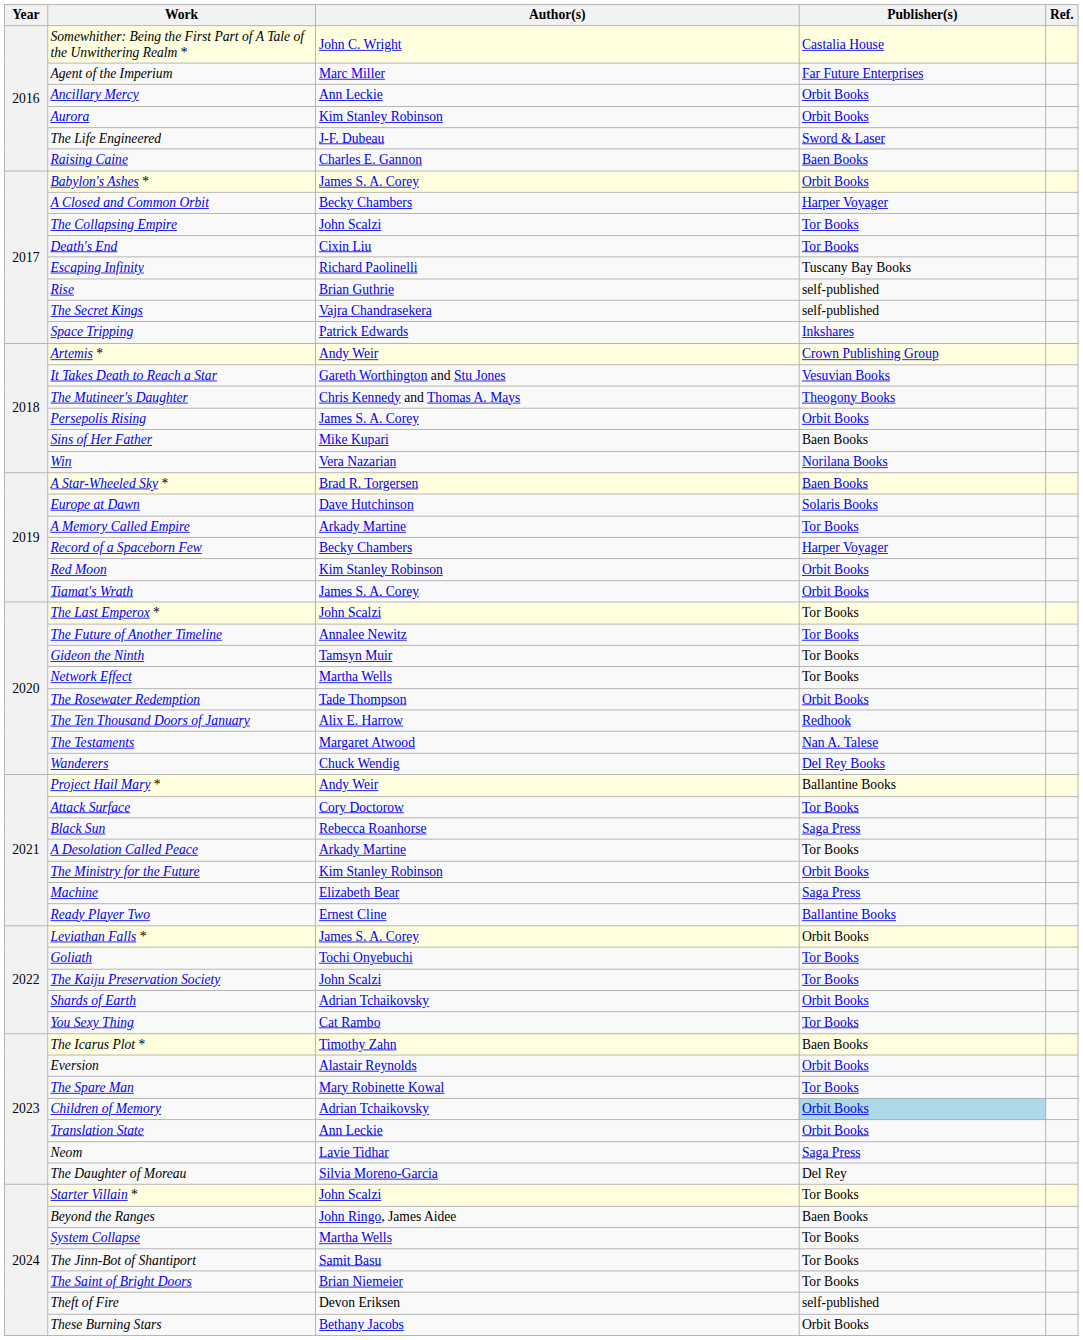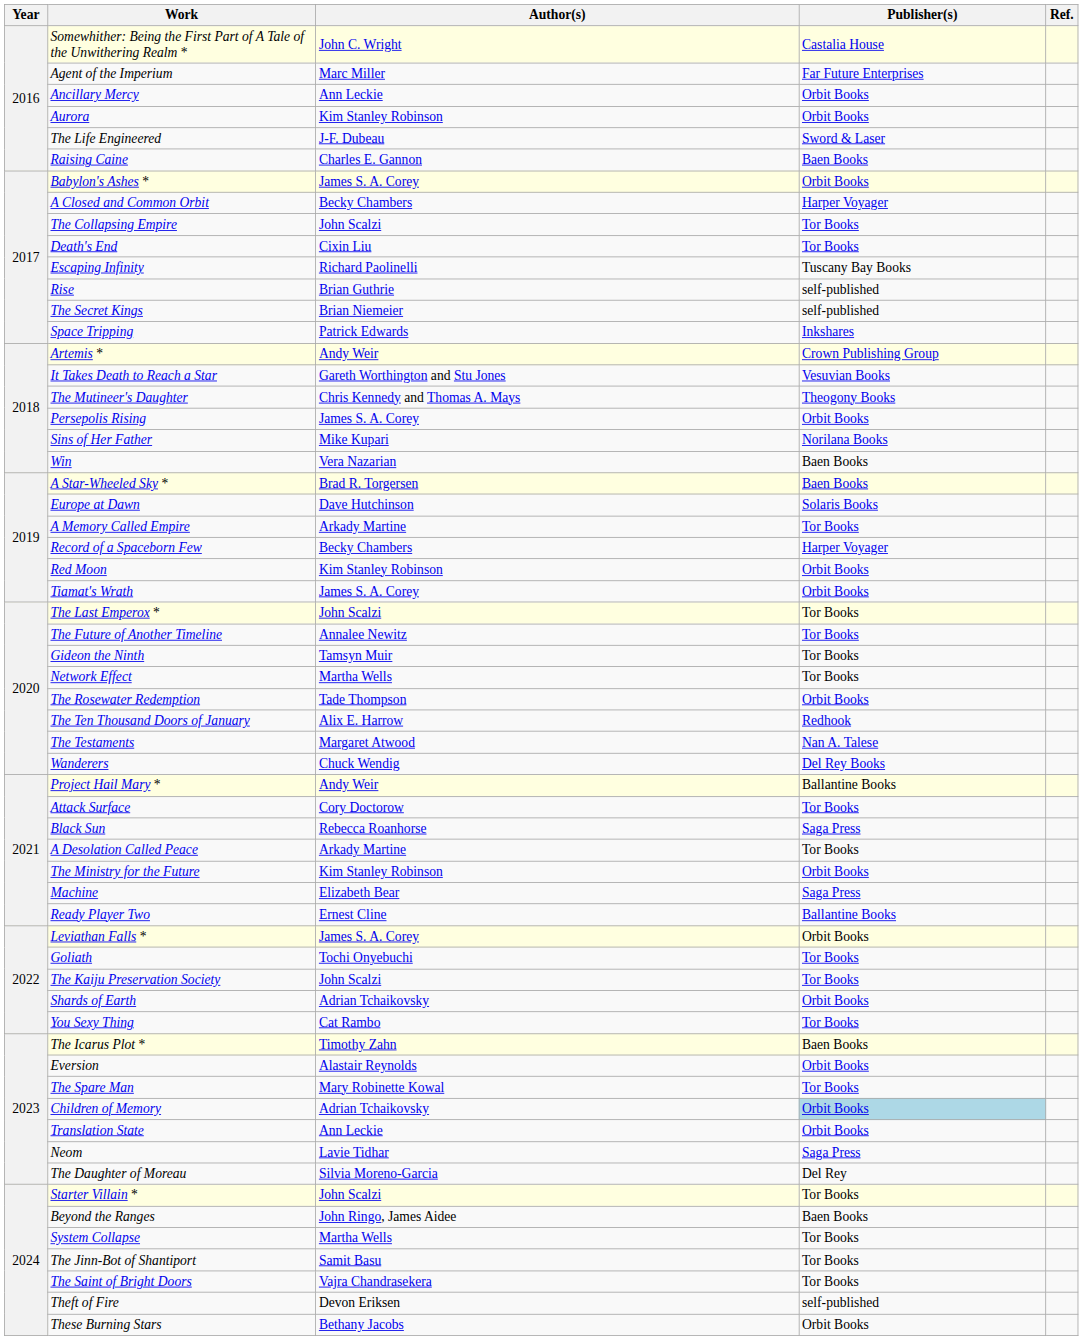(375, 310) Vajra Chandrasekera -> (361, 310) Brian Niemeier
(835, 440) Baen Books -> (845, 440) Norilana Books
(845, 461) Norilana Books -> (835, 461) Baen Books
(361, 1281) Brian Niemeier -> (375, 1281) Vajra Chandrasekera
